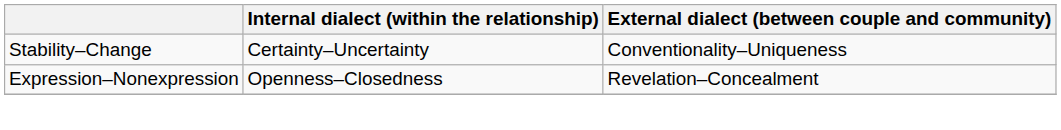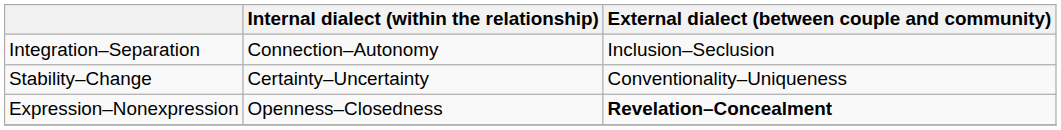+ row: (104, 49)
(713, 79) normal -> (720, 109) bold
